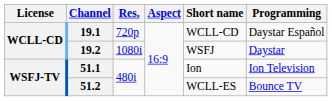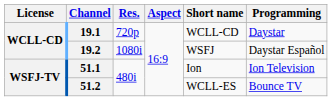(287, 31) Daystar Español -> (267, 31) Daystar
(267, 50) Daystar -> (287, 50) Daystar Español
